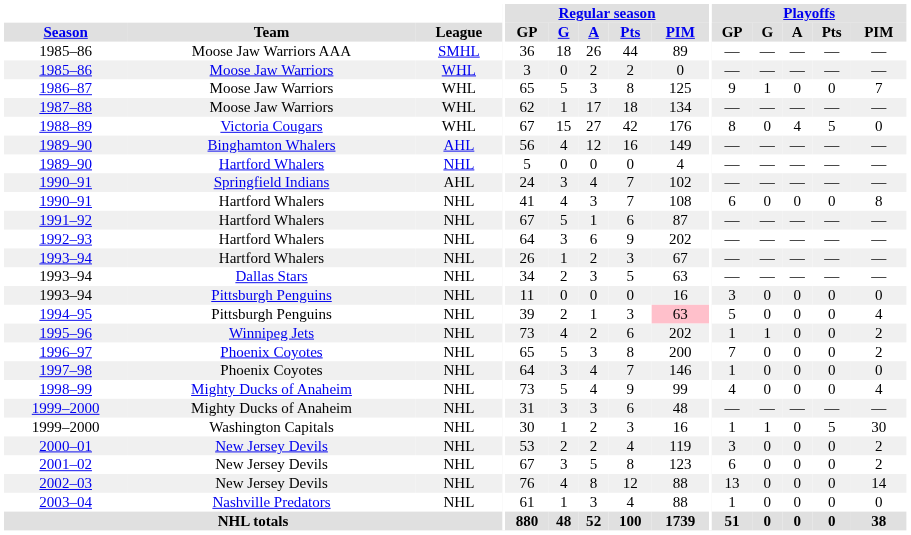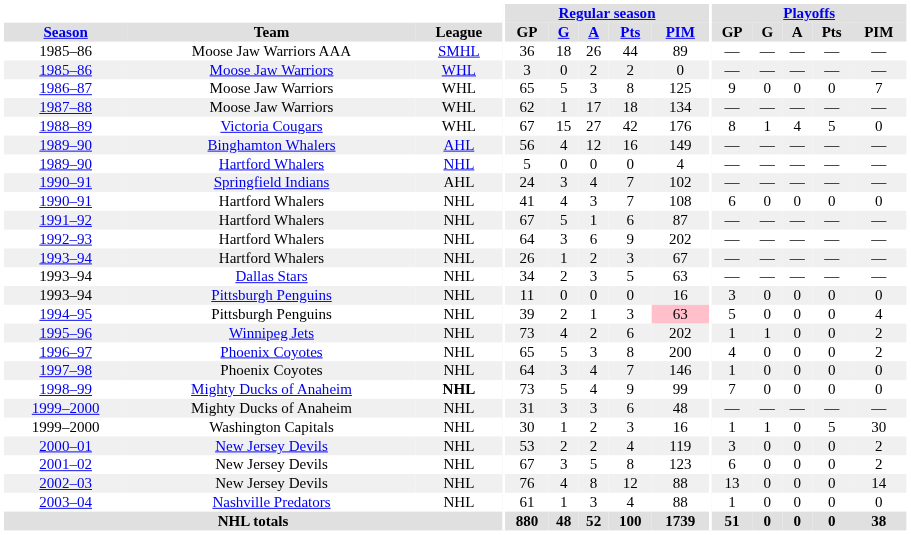(767, 88) 1 -> (767, 88) 0
(767, 126) 0 -> (767, 126) 1
(879, 201) 8 -> (879, 201) 0
(732, 351) 7 -> (732, 351) 4
(459, 389) normal -> (459, 389) bold
(732, 389) 4 -> (732, 389) 7
(879, 389) 4 -> (879, 389) 0
